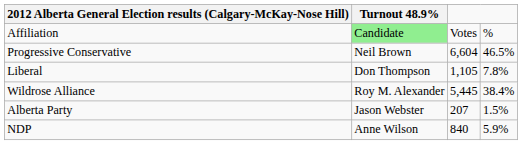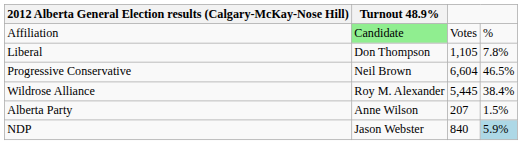rows swapped: (69, 52) <-> (25, 71)
(389, 110) Jason Webster -> (386, 110) Anne Wilson
(386, 129) Anne Wilson -> (389, 129) Jason Webster
(496, 129) no background -> (496, 129) lightblue background
